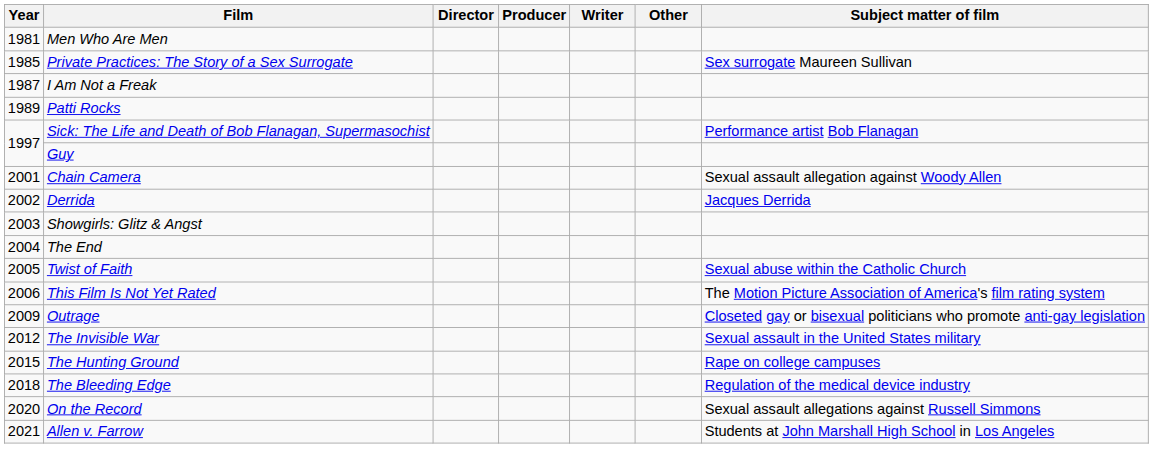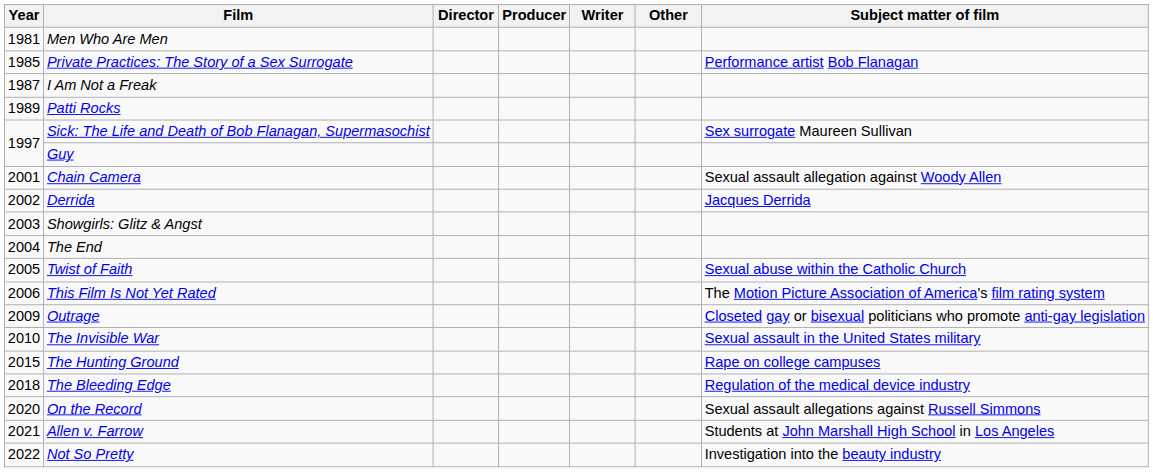(808, 62) Sex surrogate Maureen Sullivan -> (812, 62) Performance artist Bob Flanagan
(812, 131) Performance artist Bob Flanagan -> (808, 131) Sex surrogate Maureen Sullivan
(24, 339) 2012 -> (24, 339) 2010
+ row: (90, 454)
